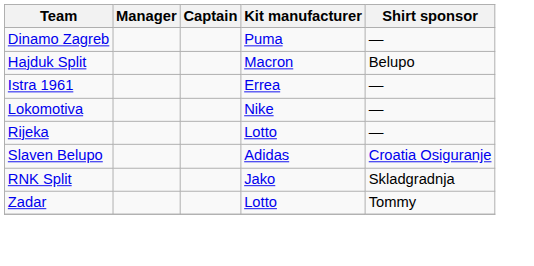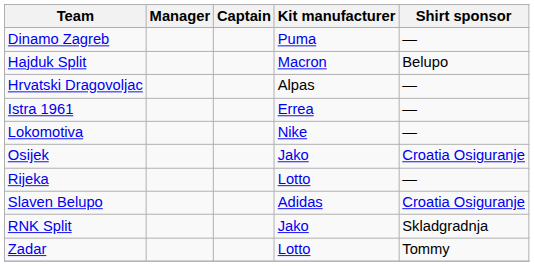+ row: (75, 86)
+ row: (28, 156)
